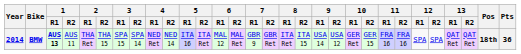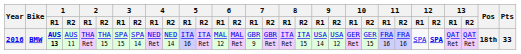(15, 39) 2014 -> (15, 39) 2016
(436, 39) normal -> (436, 39) bold
(507, 39) 36 -> (507, 39) 33
